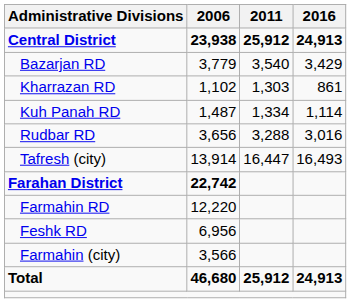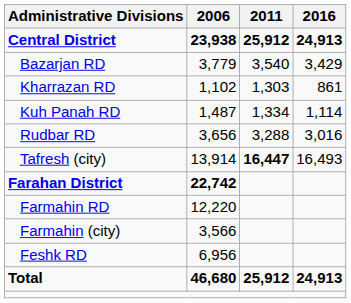(266, 159) normal -> (266, 159) bold
rows swapped: (53, 231) <-> (70, 254)
